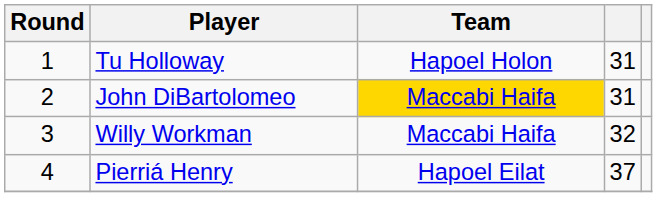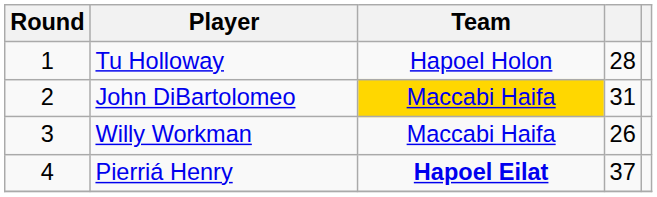(623, 60) 31 -> (623, 60) 28
(623, 135) 32 -> (623, 135) 26
(481, 172) normal -> (481, 172) bold
